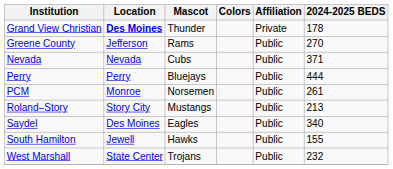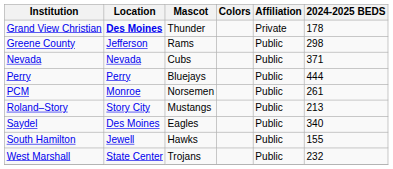(315, 44) 270 -> (315, 44) 298
